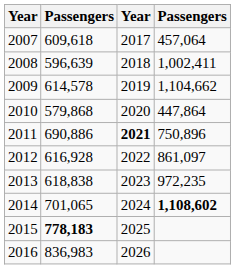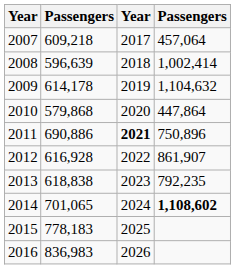(69, 39) 609,618 -> (69, 39) 609,218
(187, 63) 1,002,411 -> (187, 63) 1,002,414
(69, 87) 614,578 -> (69, 87) 614,178
(187, 87) 1,104,662 -> (187, 87) 1,104,632
(182, 157) 861,097 -> (182, 157) 861,907
(182, 181) 972,235 -> (182, 181) 792,235
(69, 228) bold -> (69, 228) normal
